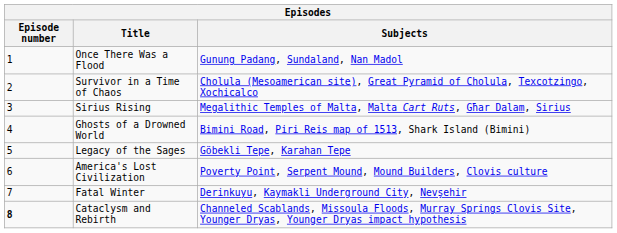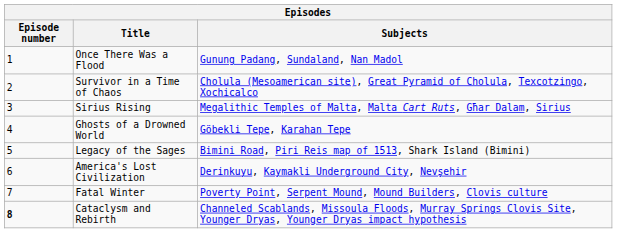(365, 129) Bimini Road, Piri Reis map of 1513, Shark Island (Bimini) -> (275, 129) Göbekli Tepe, Karahan Tepe
(275, 151) Göbekli Tepe, Karahan Tepe -> (365, 151) Bimini Road, Piri Reis map of 1513, Shark Island (Bimini)
(374, 172) Poverty Point, Serpent Mound, Mound Builders, Clovis culture -> (333, 172) Derinkuyu, Kaymakli Underground City, Nevşehir
(333, 193) Derinkuyu, Kaymakli Underground City, Nevşehir -> (374, 193) Poverty Point, Serpent Mound, Mound Builders, Clovis culture
